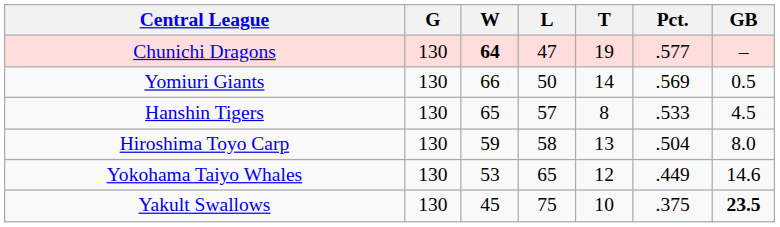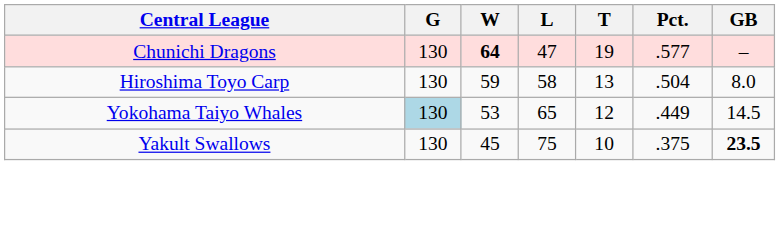- row: (204, 81)
- row: (204, 112)
(433, 174) no background -> (433, 112) lightblue background
(744, 174) 14.6 -> (744, 112) 14.5
